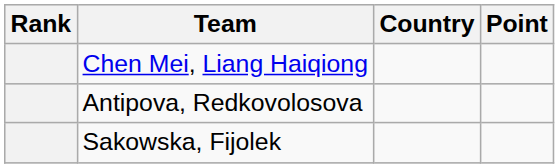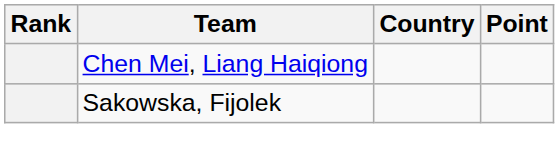- row: (223, 102)
